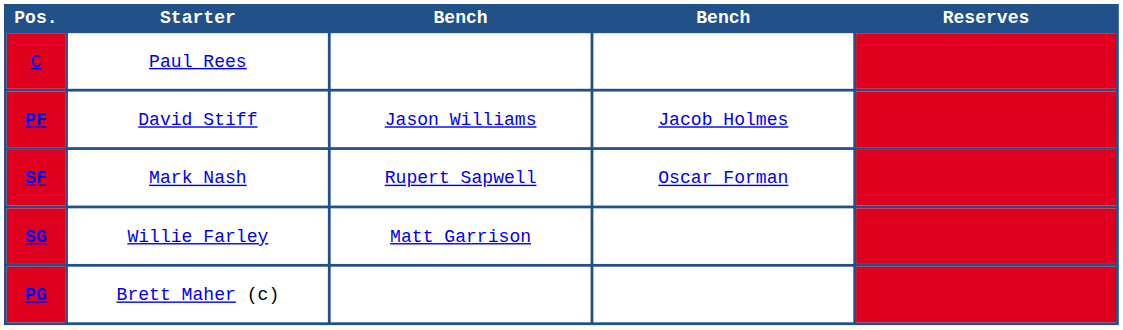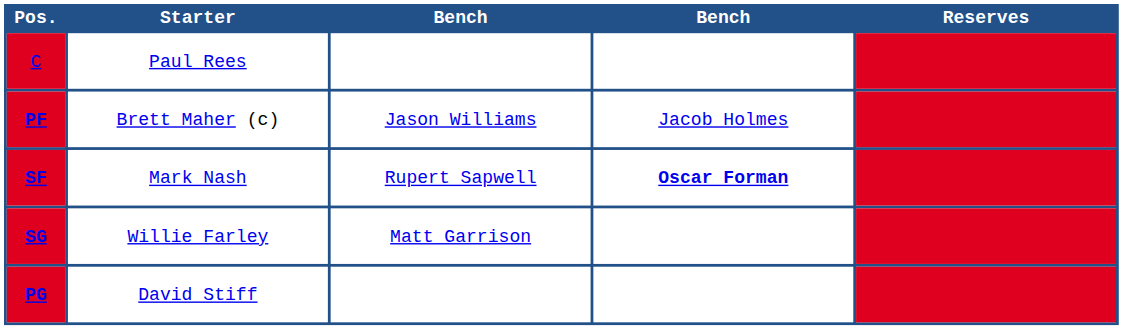(198, 119) David Stiff -> (198, 119) Brett Maher (c)
(723, 178) normal -> (723, 178) bold
(198, 295) Brett Maher (c) -> (198, 295) David Stiff
